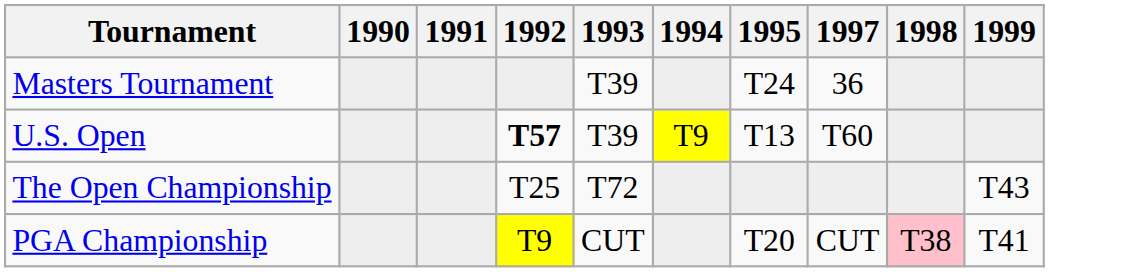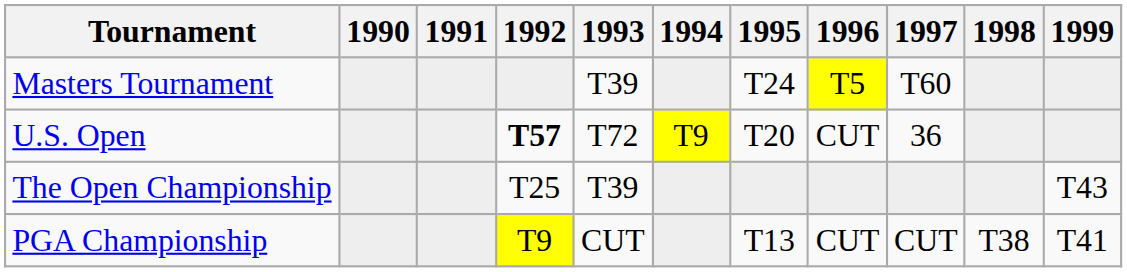+ column: (848, 30)
(848, 83) 36 -> (926, 83) T60
(613, 135) T39 -> (613, 135) T72
(769, 135) T13 -> (769, 135) T20
(848, 135) T60 -> (926, 135) 36
(613, 188) T72 -> (613, 188) T39
(769, 240) T20 -> (769, 240) T13
(926, 240) pink background -> (1004, 240) no background
